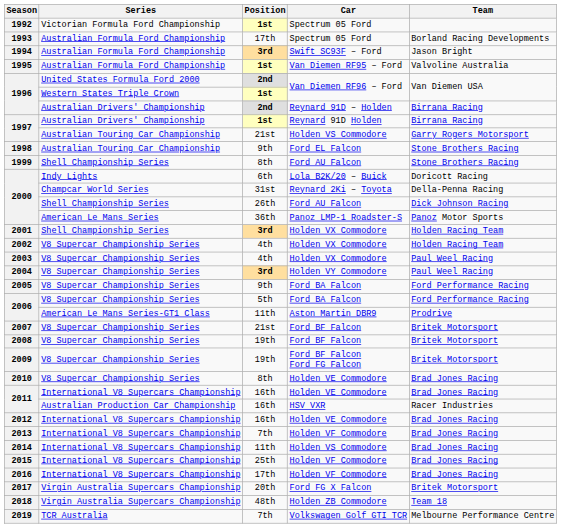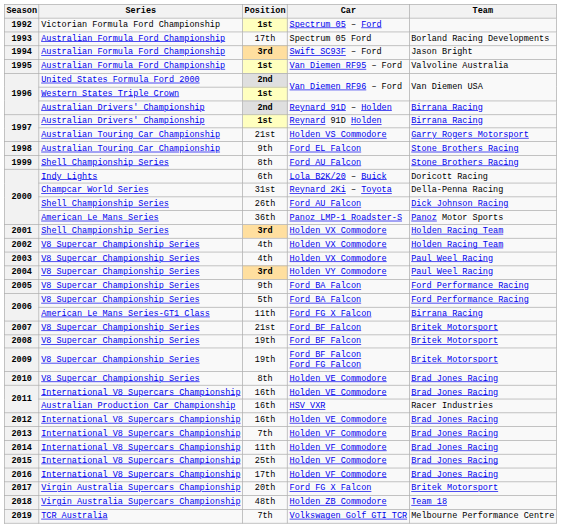(330, 25) Spectrum 05 Ford -> (336, 25) Spectrum 05 – Ford
(333, 314) Aston Martin DBR9 -> (330, 314) Ford FG X Falcon
(432, 314) Prodrive -> (447, 314) Birrana Racing
(338, 448) Holden VS Commodore -> (338, 448) Holden VF Commodore
